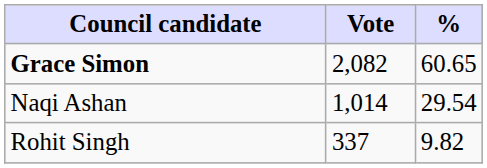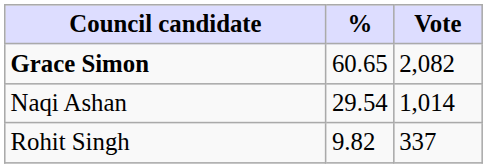columns swapped: (371, 24) <-> (449, 24)
